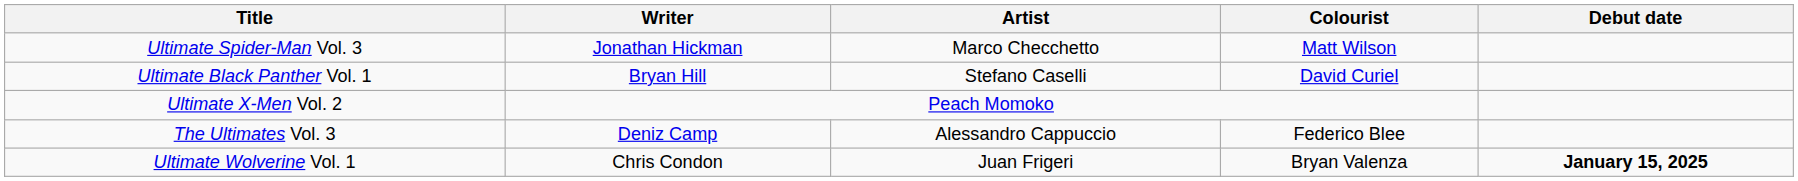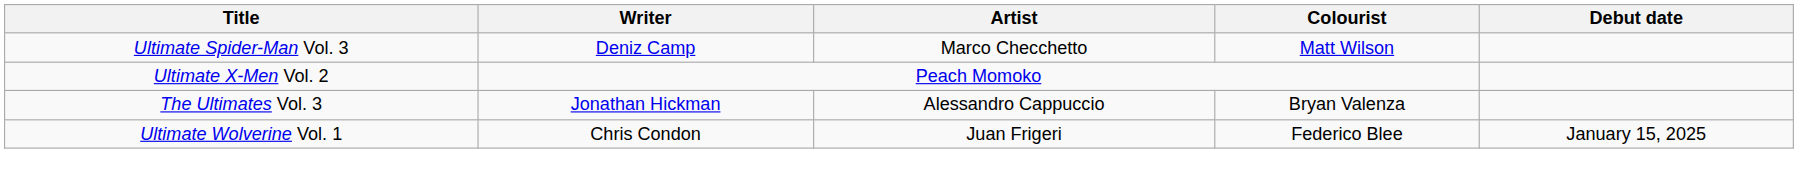(668, 47) Jonathan Hickman -> (646, 47) Deniz Camp
- row: (255, 76)
(668, 133) Deniz Camp -> (646, 104) Jonathan Hickman
(1349, 133) Federico Blee -> (1347, 104) Bryan Valenza
(1349, 162) Bryan Valenza -> (1347, 133) Federico Blee
(1636, 162) bold -> (1636, 133) normal
